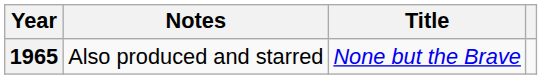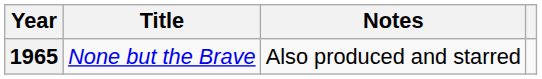columns swapped: (427, 21) <-> (196, 21)
